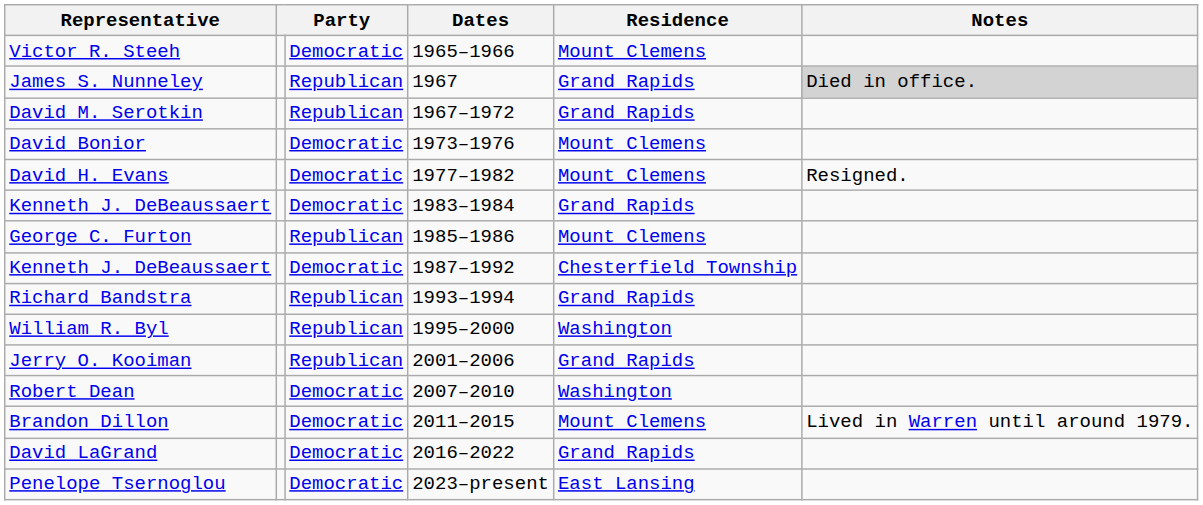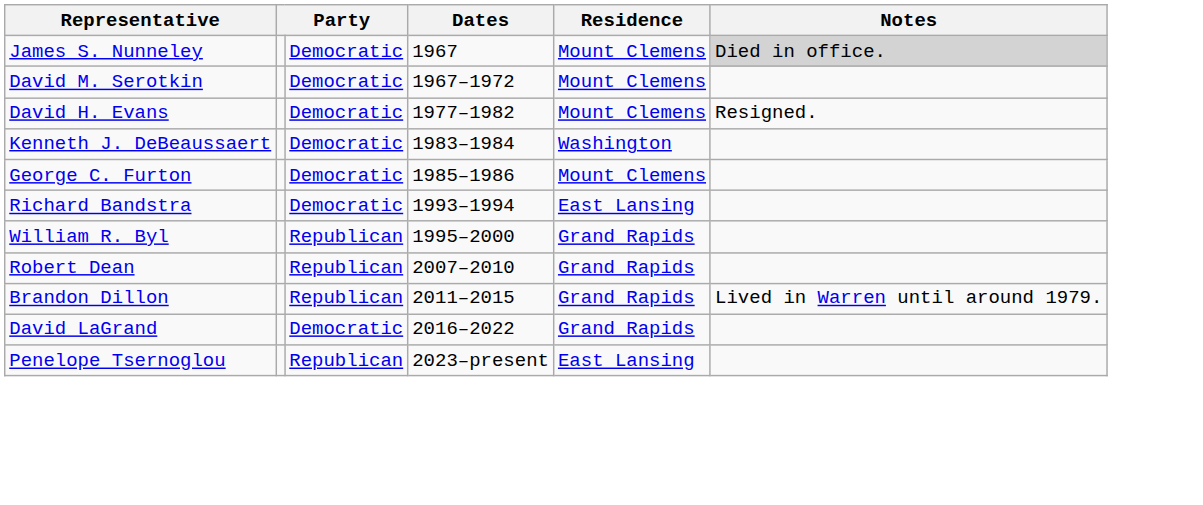- row: (95, 51)
(346, 82) Republican -> (346, 51) Democratic
(626, 82) Grand Rapids -> (632, 51) Mount Clemens
(346, 113) Republican -> (346, 82) Democratic
(626, 113) Grand Rapids -> (632, 82) Mount Clemens
- row: (78, 144)
(626, 206) Grand Rapids -> (615, 144) Washington
(346, 237) Republican -> (346, 175) Democratic
- row: (140, 268)
(346, 299) Republican -> (346, 206) Democratic
(626, 299) Grand Rapids -> (626, 206) East Lansing
(615, 330) Washington -> (626, 237) Grand Rapids
- row: (100, 360)
(346, 391) Democratic -> (346, 268) Republican
(615, 391) Washington -> (626, 268) Grand Rapids
(346, 422) Democratic -> (346, 299) Republican
(632, 422) Mount Clemens -> (626, 299) Grand Rapids
(346, 484) Democratic -> (346, 360) Republican
